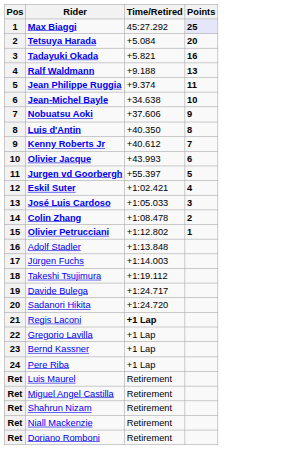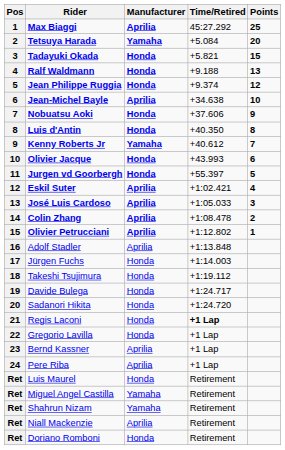+ column: (156, 12)
(192, 27) lavender background -> (255, 27) no background
(192, 56) 16 -> (255, 56) 15
(192, 85) 11 -> (255, 85) 12
